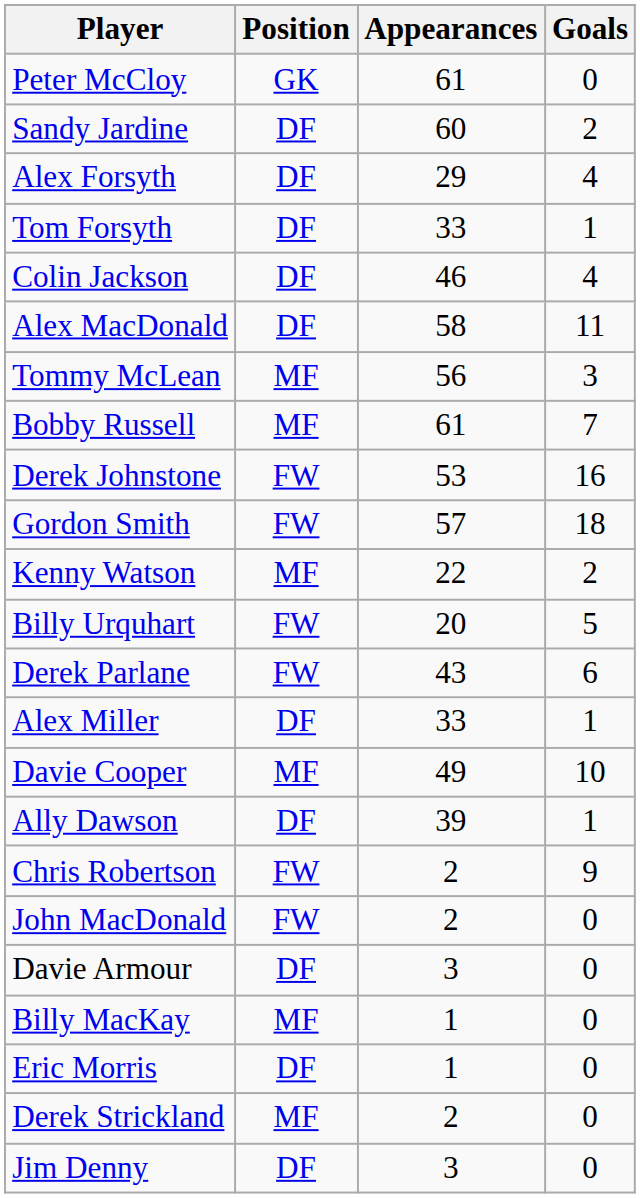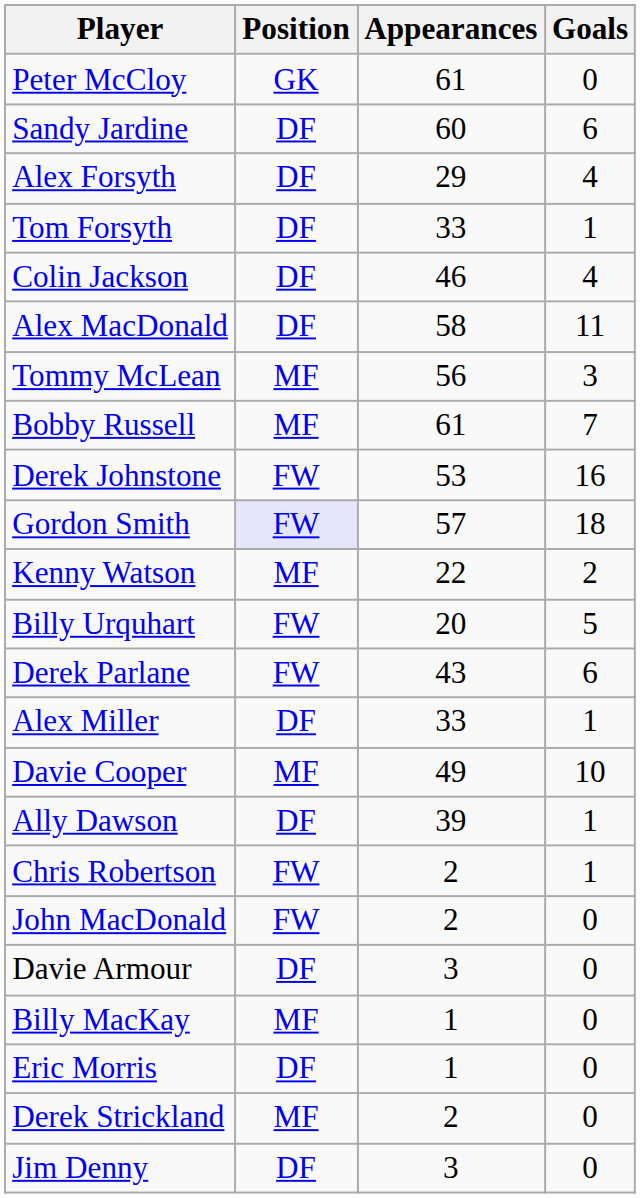(590, 128) 2 -> (590, 128) 6
(296, 524) no background -> (296, 524) lavender background
(590, 870) 9 -> (590, 870) 1
